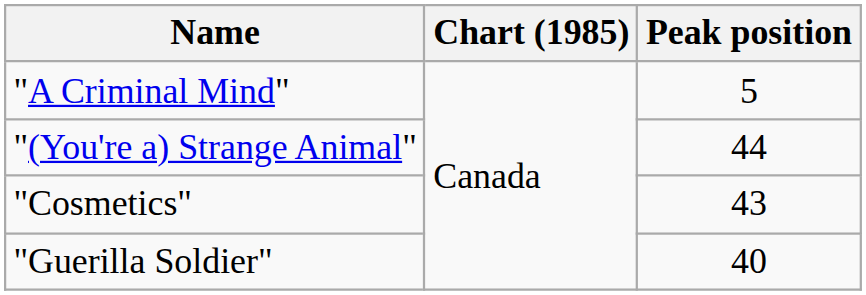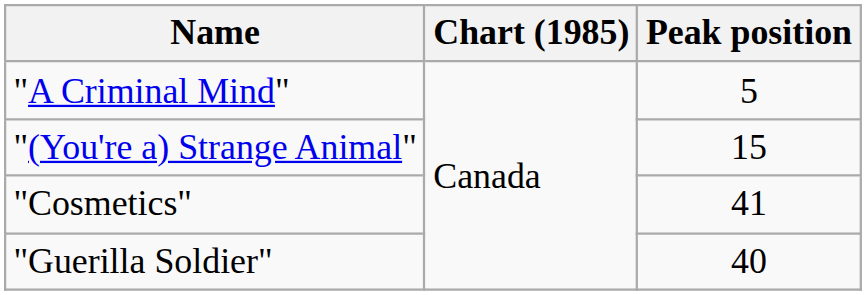(749, 146) 44 -> (749, 146) 15
(749, 203) 43 -> (749, 203) 41
